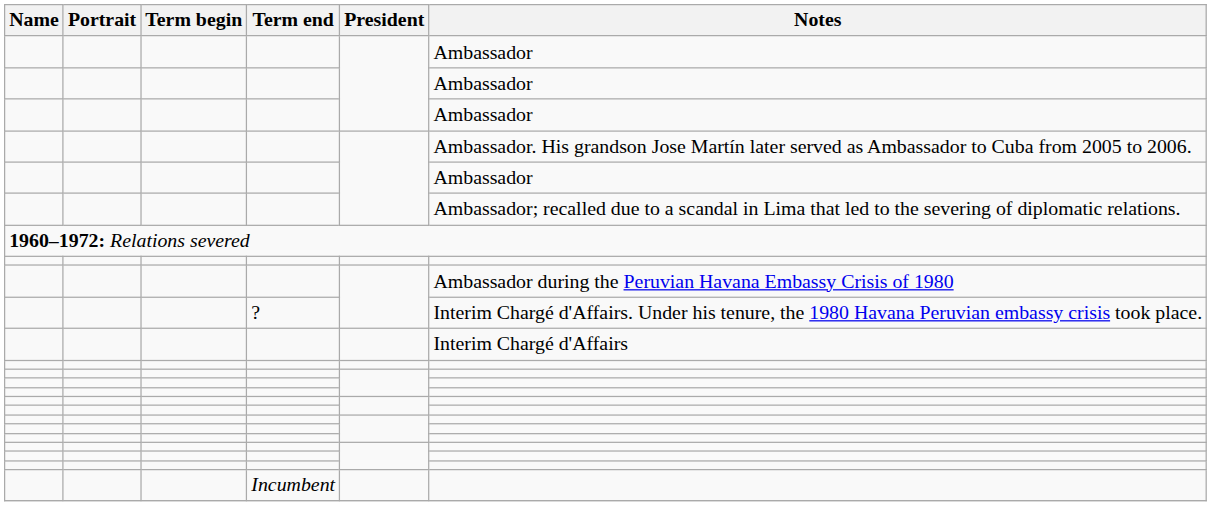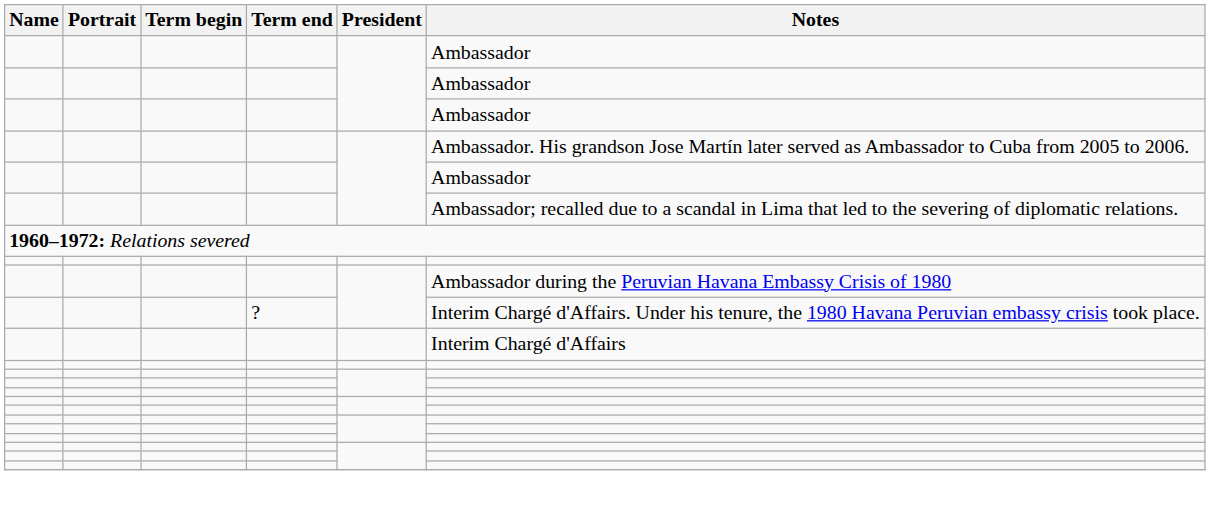- row: (34, 485)
